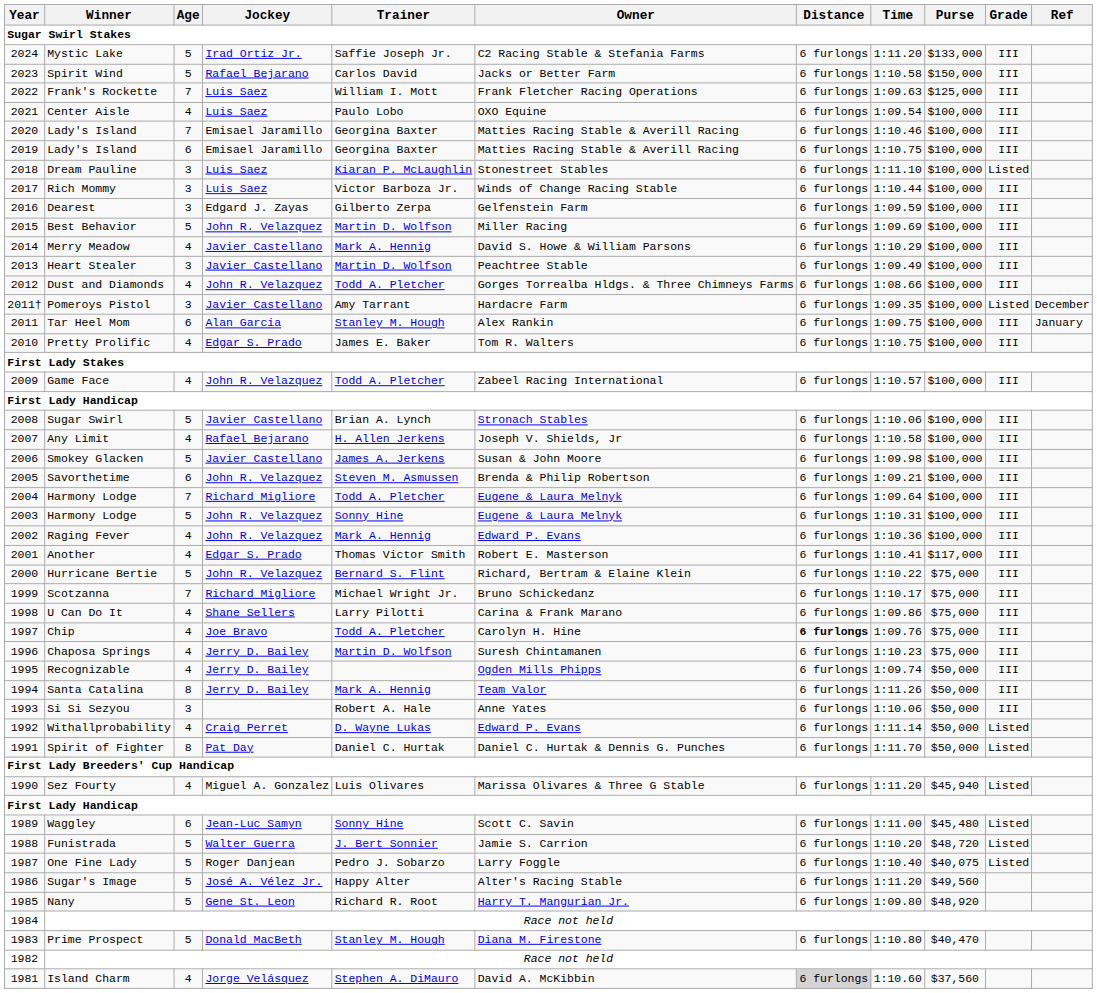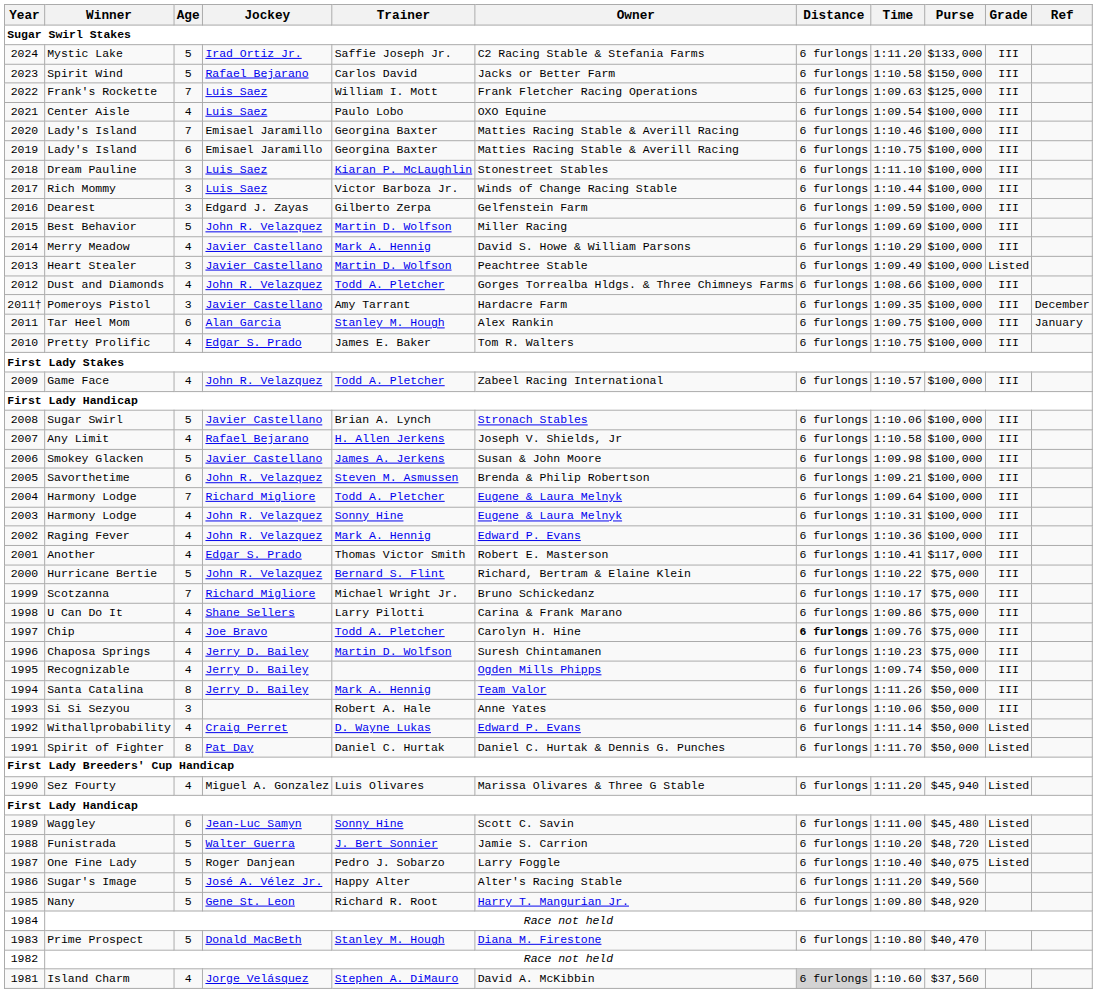(1009, 170) Listed -> (1009, 170) III
(1009, 266) III -> (1009, 266) Listed
(1009, 305) Listed -> (1009, 305) III
(188, 516) 5 -> (188, 516) 4
